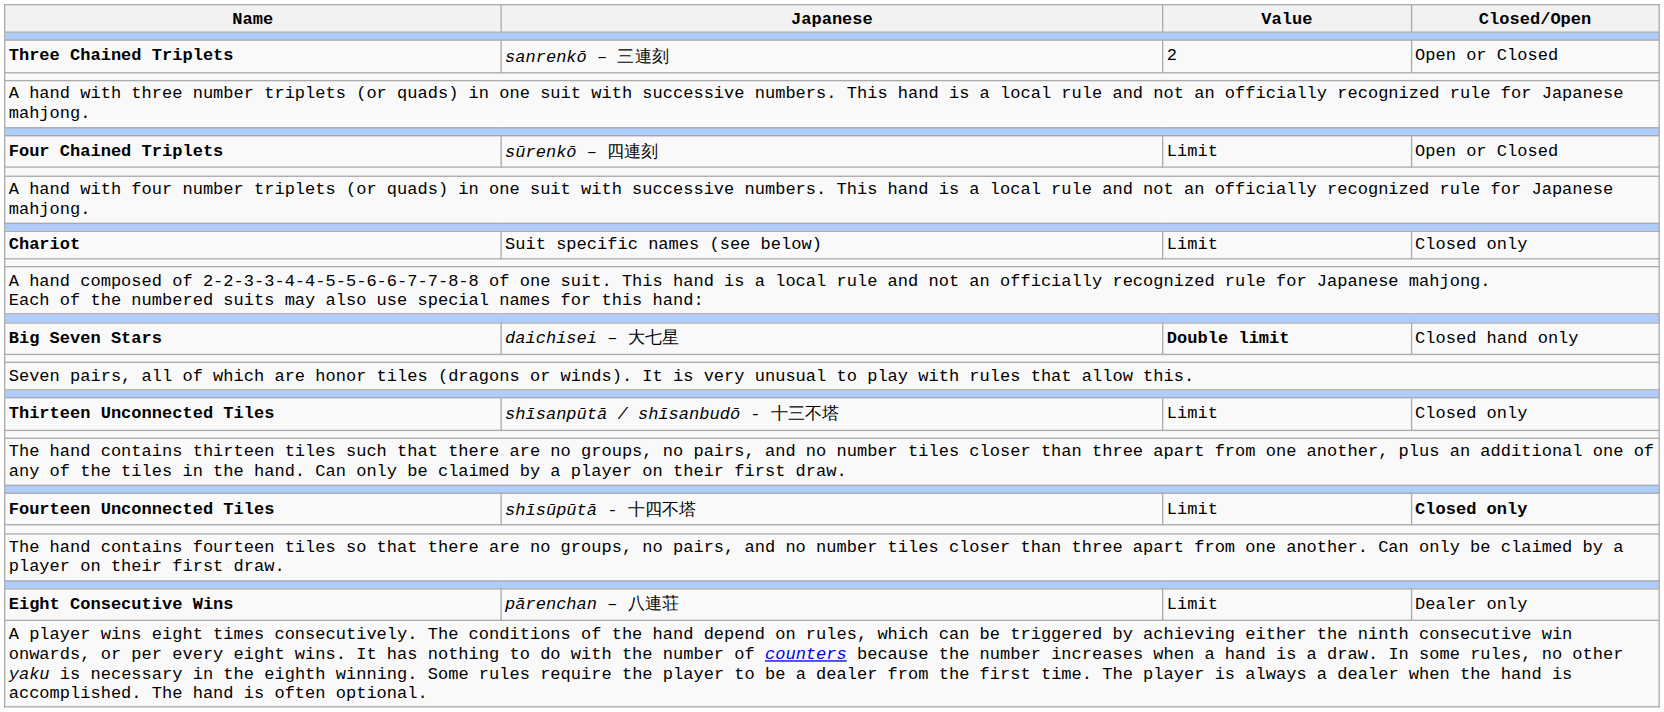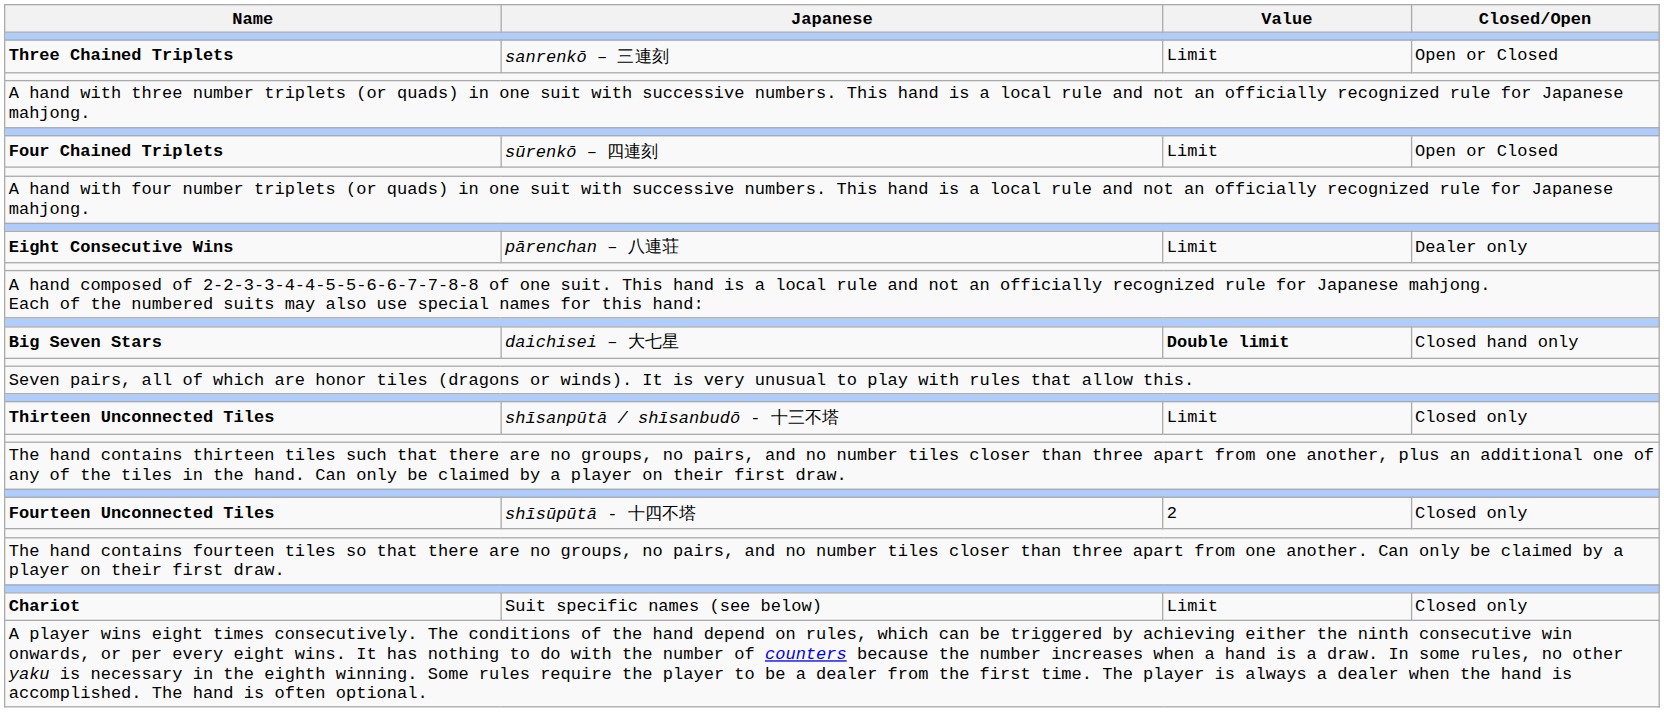(1172, 56) 2 -> (1192, 56) Limit
rows swapped: (44, 245) <-> (121, 605)
(1192, 509) Limit -> (1172, 513) 2
(1471, 509) bold -> (1471, 513) normal
